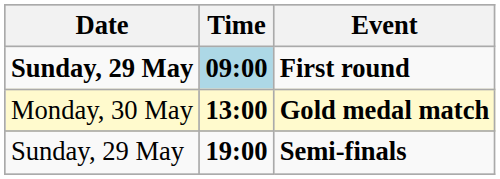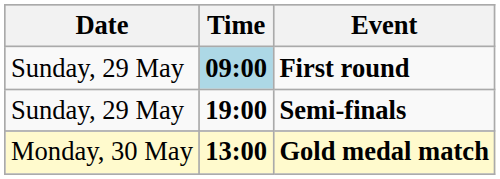(102, 67) bold -> (98, 67) normal
rows swapped: (343, 151) <-> (384, 109)
